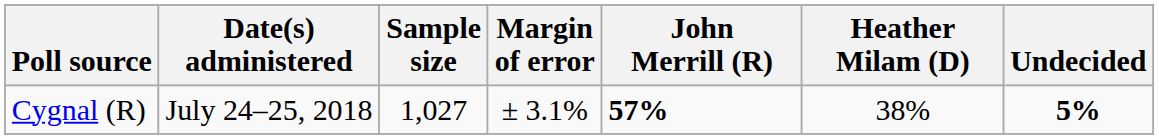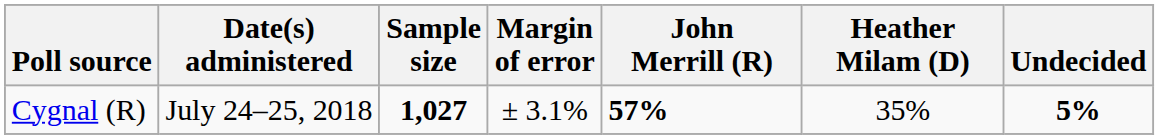(434, 109) normal -> (434, 109) bold
(903, 109) 38% -> (903, 109) 35%
